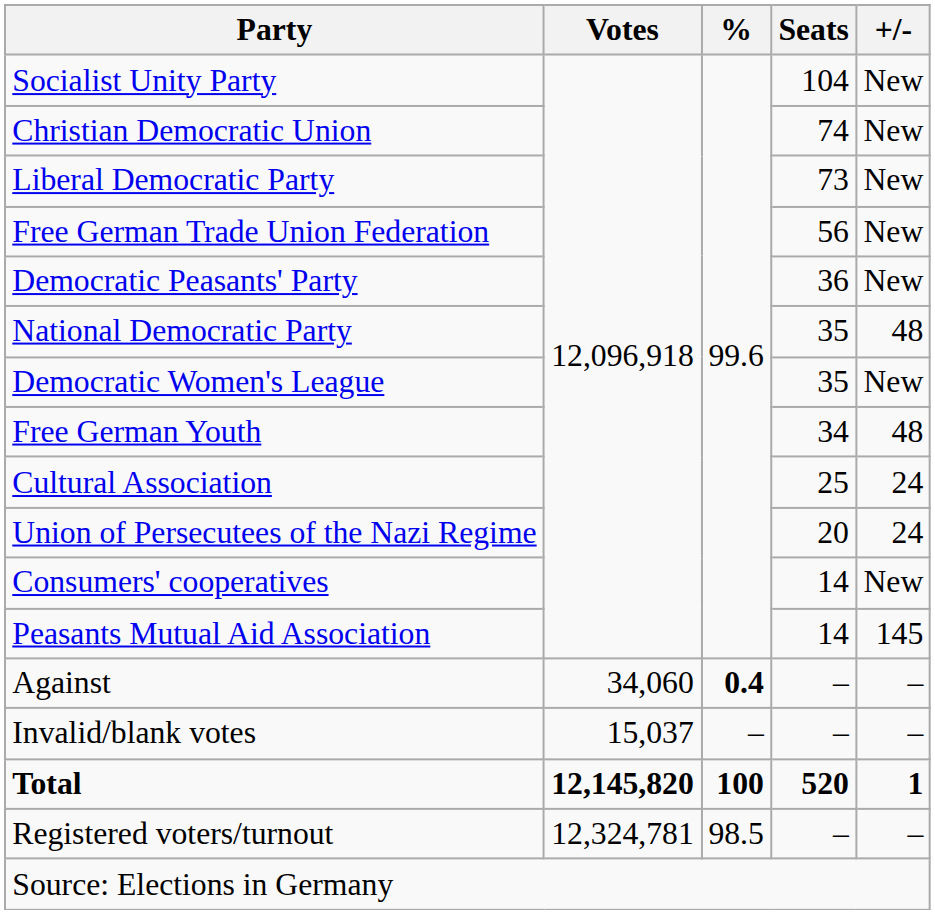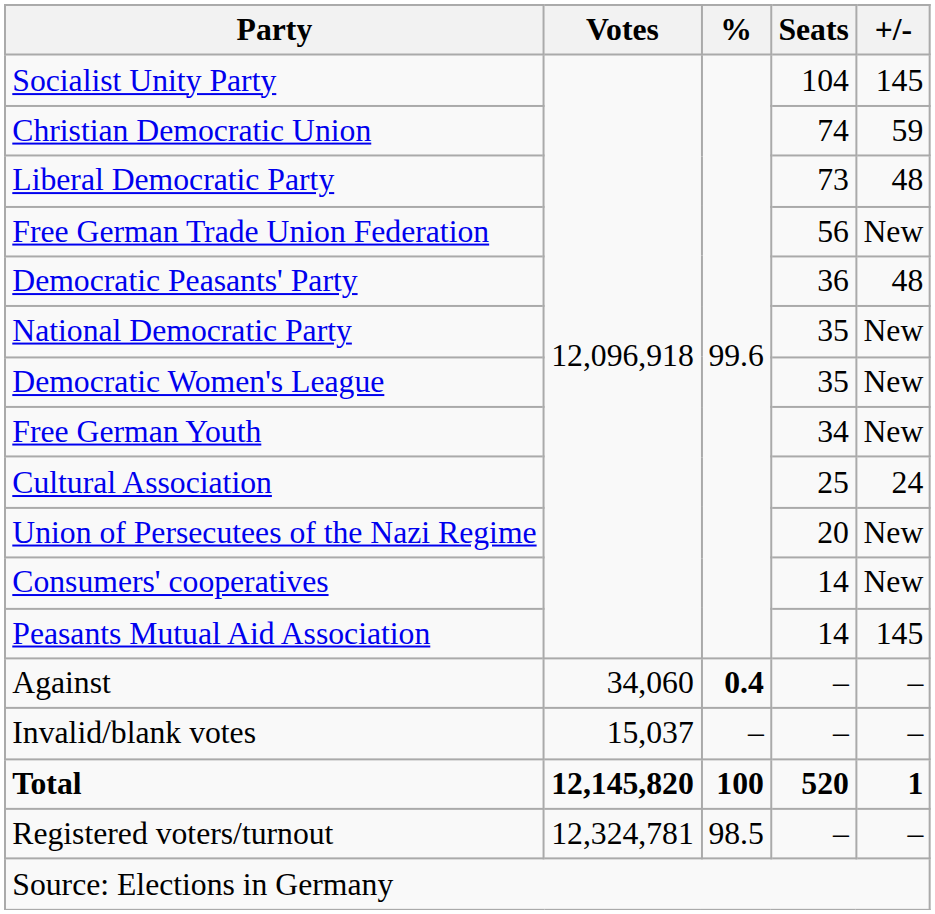(893, 79) New -> (900, 79) 145
(893, 130) New -> (907, 130) 59
(893, 180) New -> (907, 180) 48
(893, 280) New -> (907, 280) 48
(907, 331) 48 -> (893, 331) New
(907, 431) 48 -> (893, 431) New
(907, 532) 24 -> (893, 532) New
